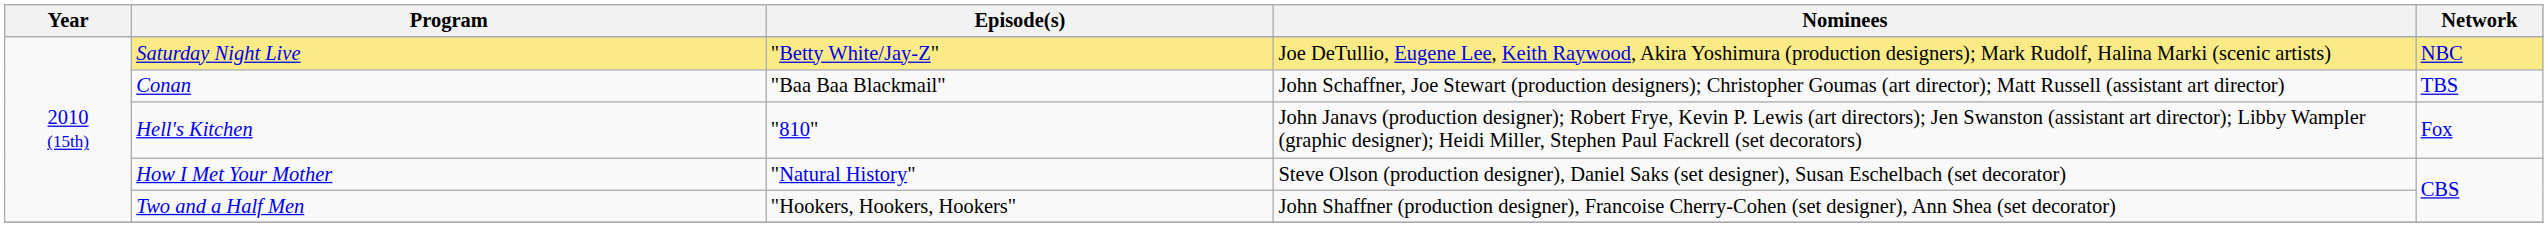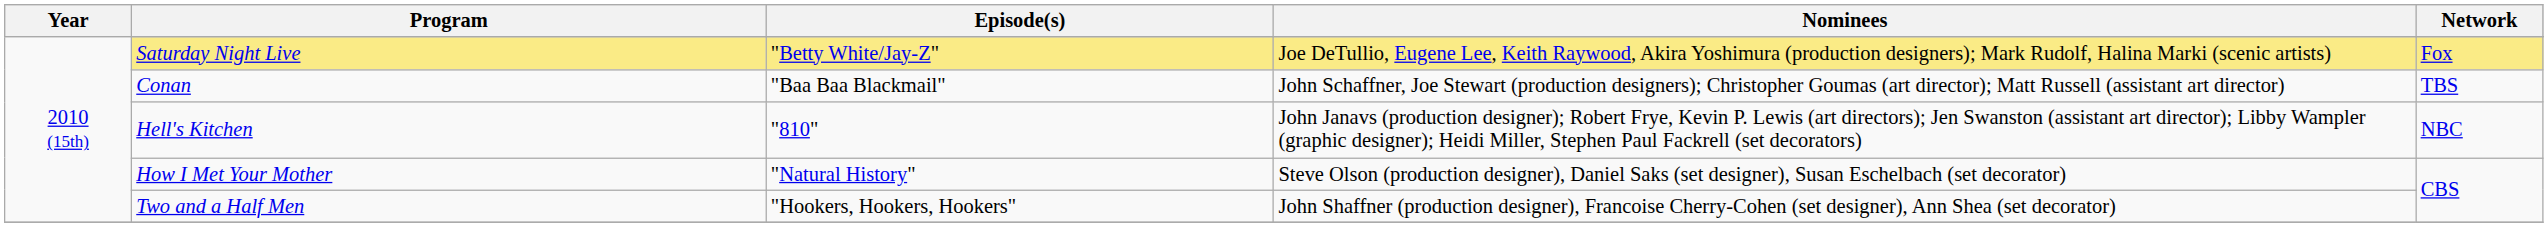(2442, 53) NBC -> (2437, 53) Fox
(2437, 129) Fox -> (2442, 129) NBC
